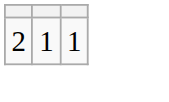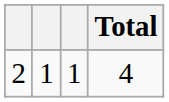+ column: (126, 27)
